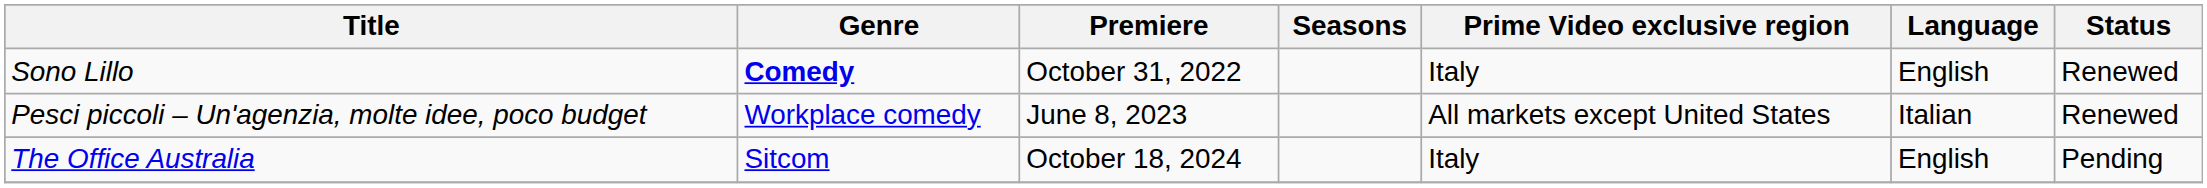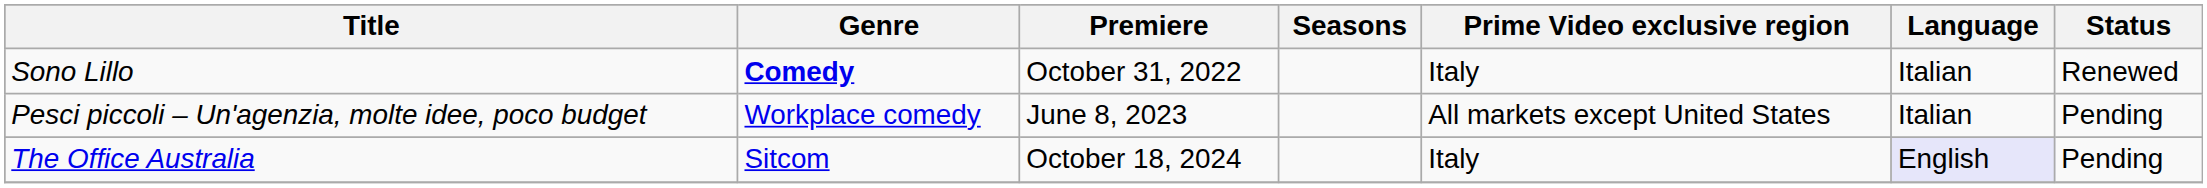(1944, 70) English -> (1935, 70) Italian
(2120, 114) Renewed -> (2112, 114) Pending
(1944, 159) no background -> (1944, 159) lavender background
